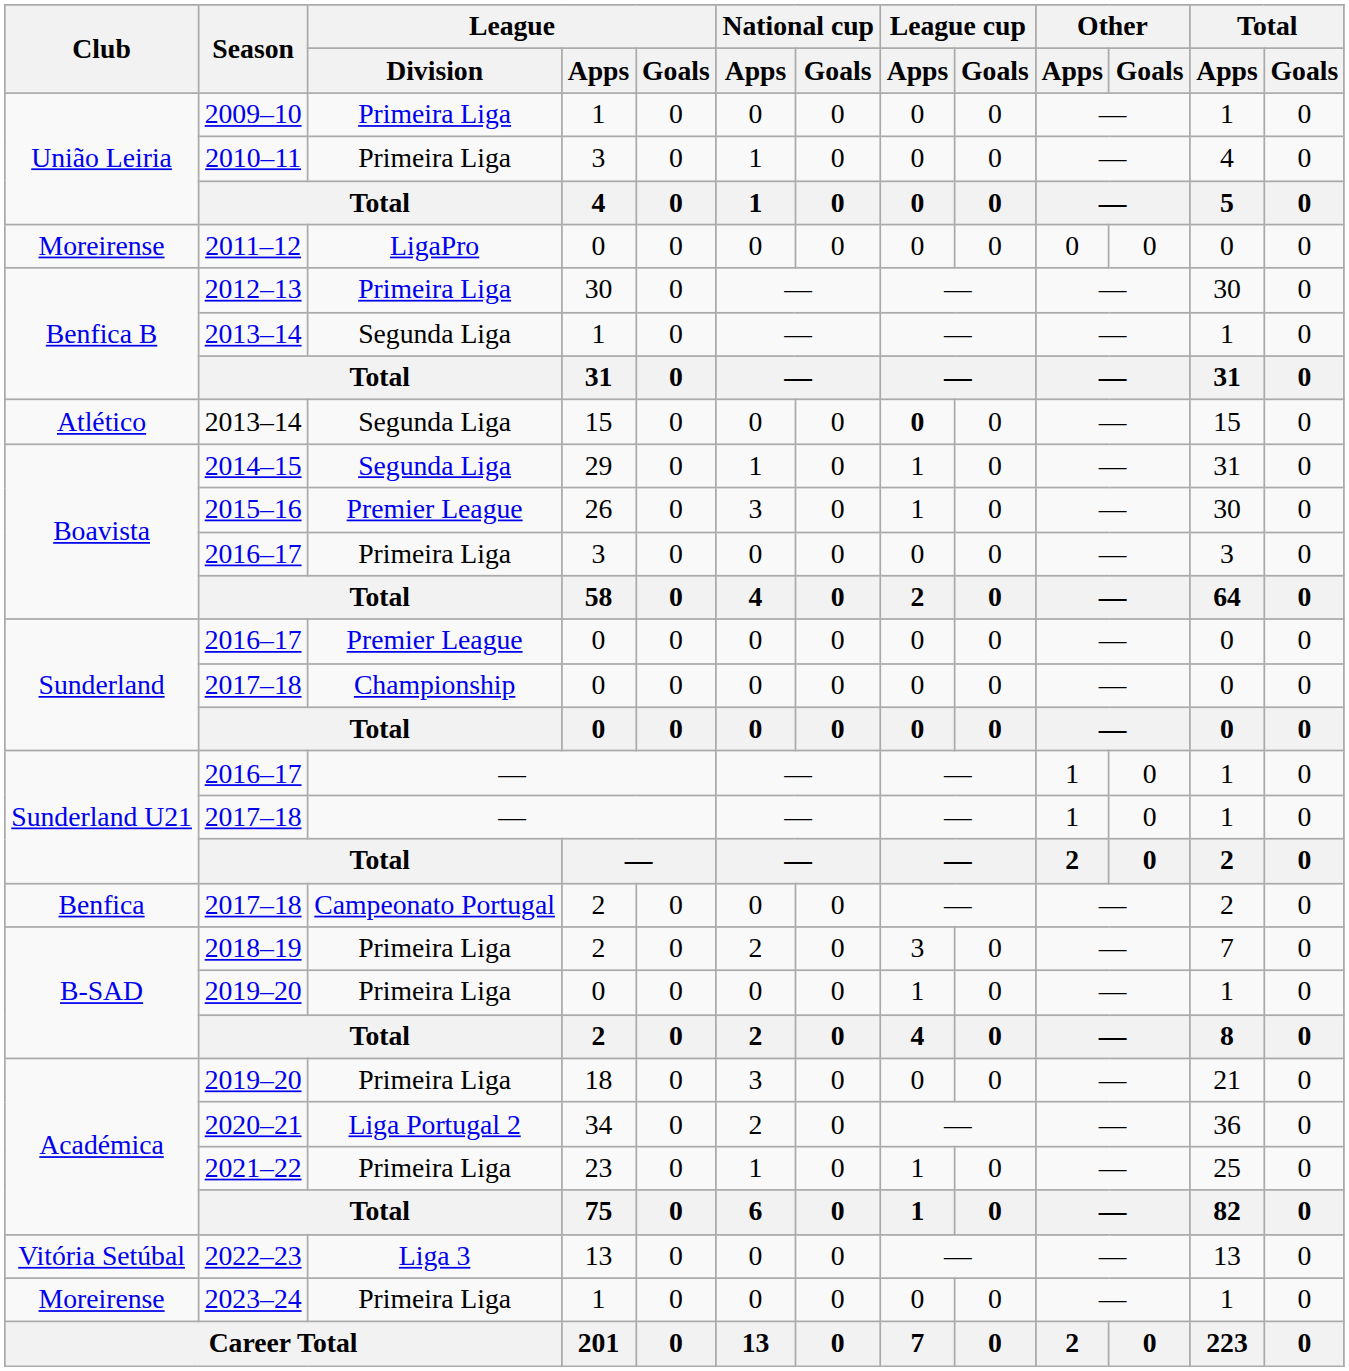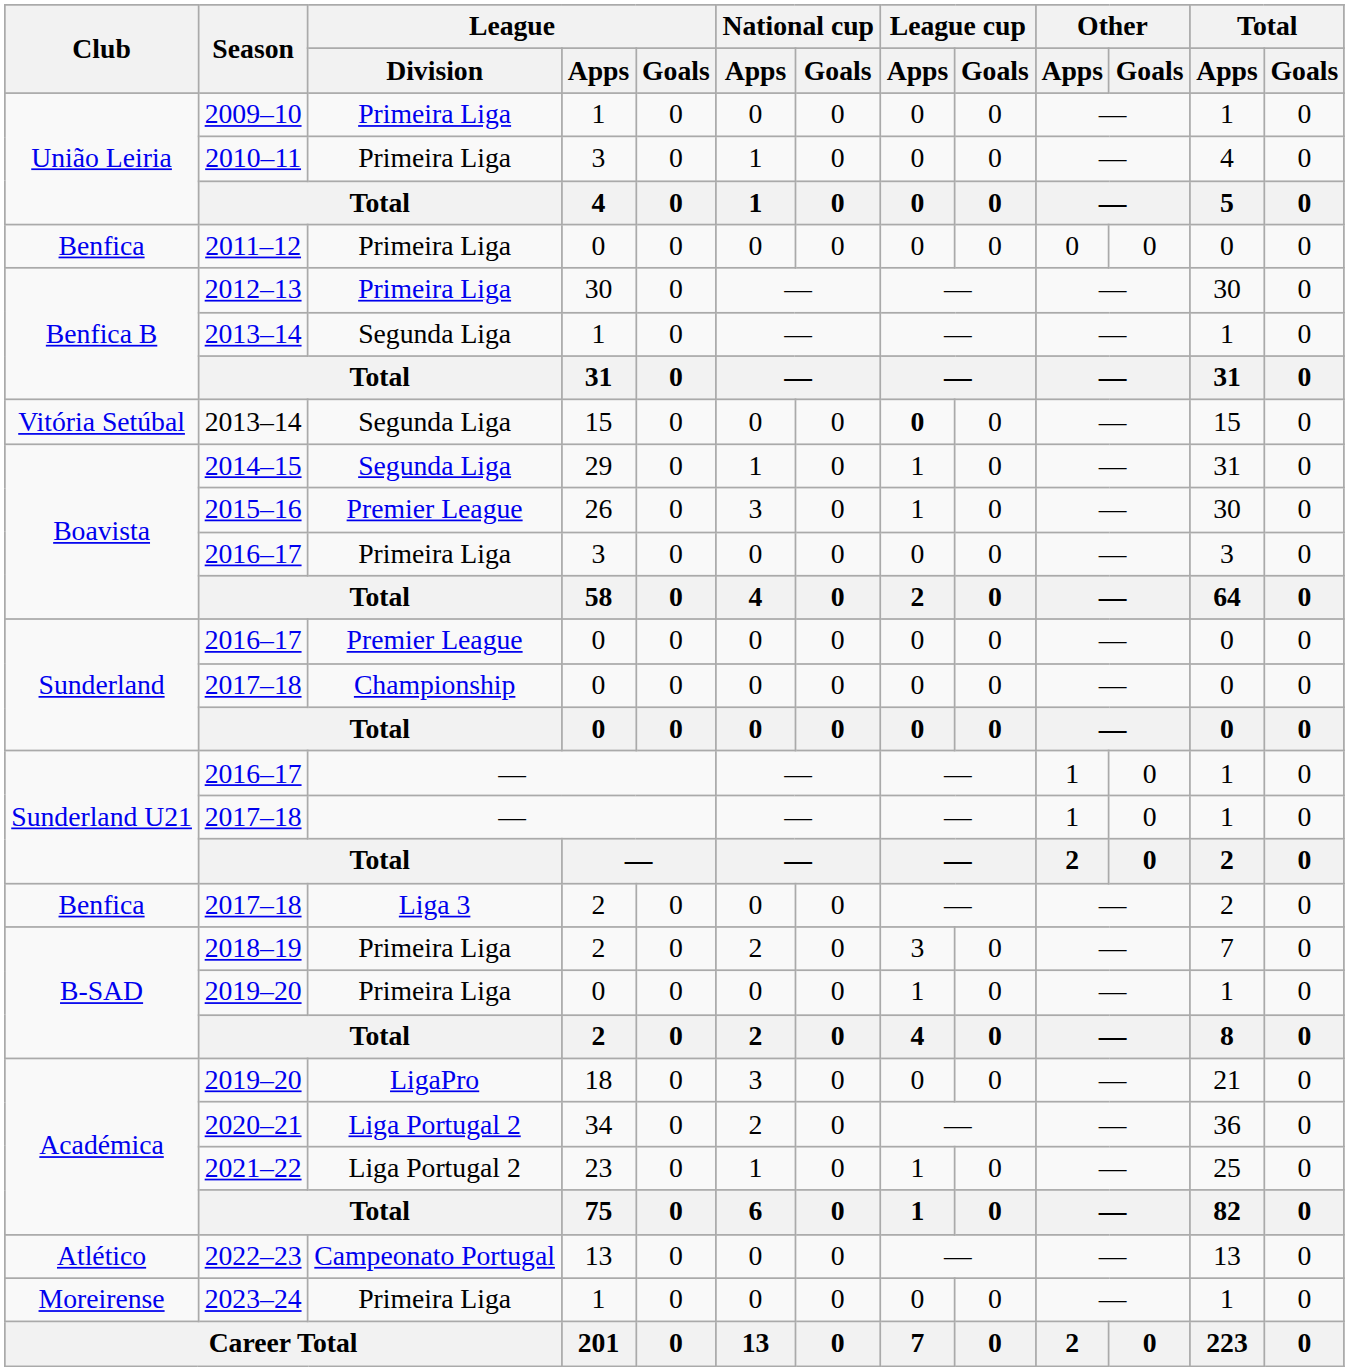(102, 245) Moreirense -> (102, 245) Benfica
(435, 245) LigaPro -> (435, 245) Primeira Liga
(102, 421) Atlético -> (102, 421) Vitória Setúbal
(435, 904) Campeonato Portugal -> (435, 904) Liga 3
(435, 1080) Primeira Liga -> (435, 1080) LigaPro
(435, 1167) Primeira Liga -> (435, 1167) Liga Portugal 2
(102, 1255) Vitória Setúbal -> (102, 1255) Atlético
(435, 1255) Liga 3 -> (435, 1255) Campeonato Portugal
